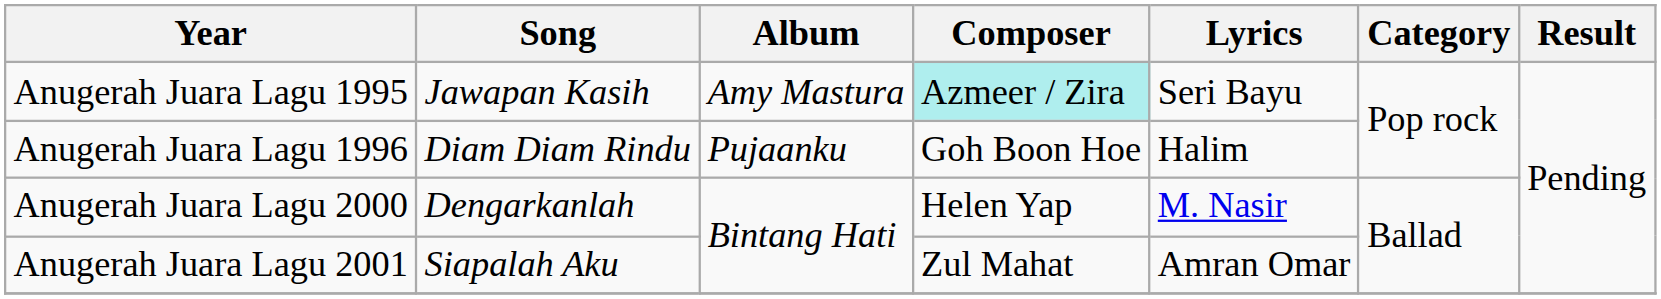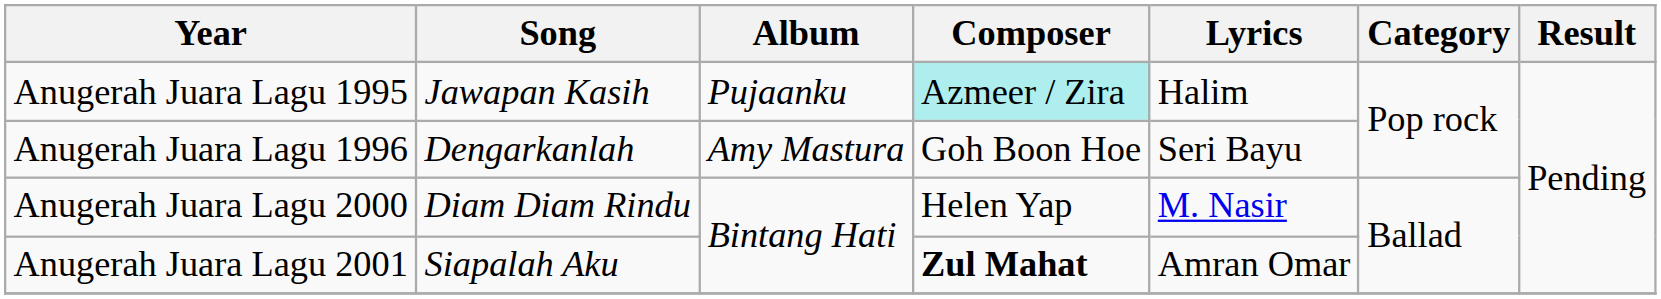(806, 90) Amy Mastura -> (777, 90) Pujaanku
(1230, 90) Seri Bayu -> (1203, 90) Halim
(558, 148) Diam Diam Rindu -> (530, 148) Dengarkanlah
(777, 148) Pujaanku -> (806, 148) Amy Mastura
(1203, 148) Halim -> (1230, 148) Seri Bayu
(530, 206) Dengarkanlah -> (558, 206) Diam Diam Rindu
(997, 263) normal -> (1004, 263) bold
